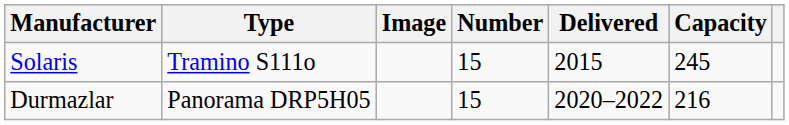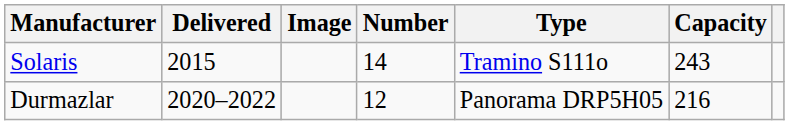columns swapped: (269, 23) <-> (609, 23)
(469, 61) 15 -> (375, 61) 14
(692, 61) 245 -> (692, 61) 243
(469, 100) 15 -> (375, 100) 12
